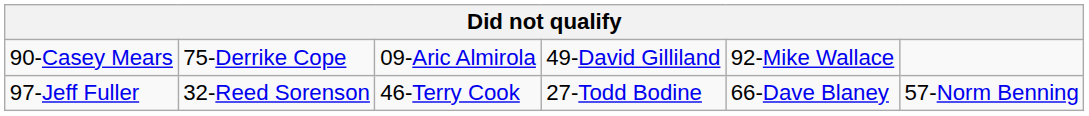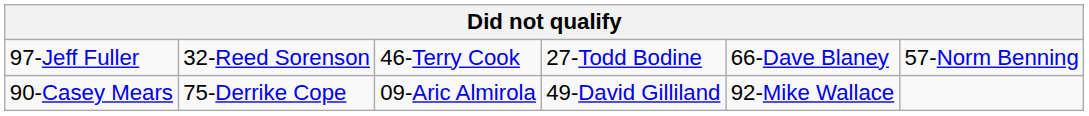rows swapped: (75, 92) <-> (91, 57)
